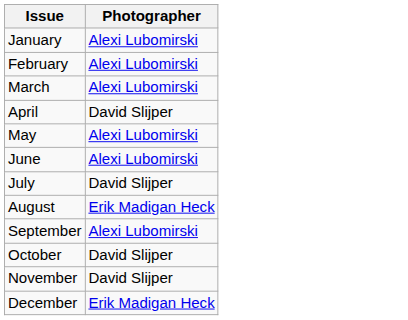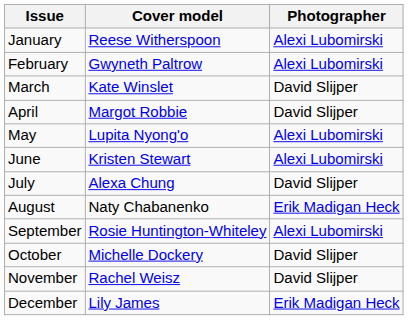+ column: (177, 16)
(143, 87) Alexi Lubomirski -> (316, 87) David Slijper
